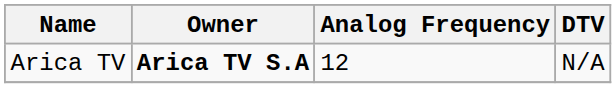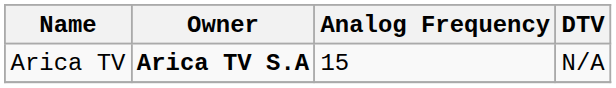(335, 63) 12 -> (335, 63) 15
